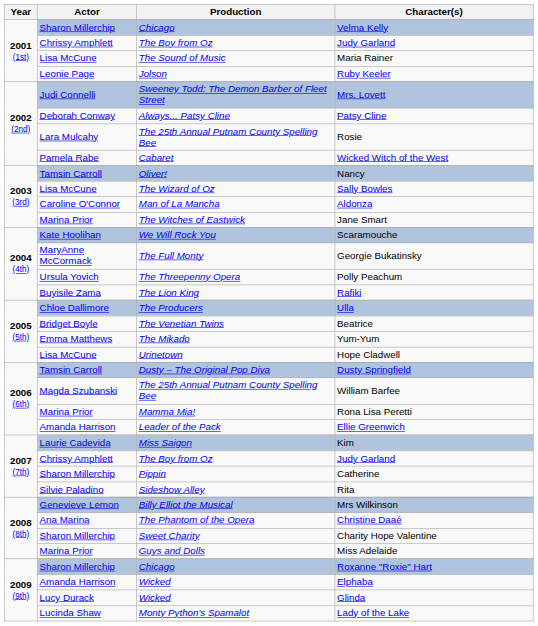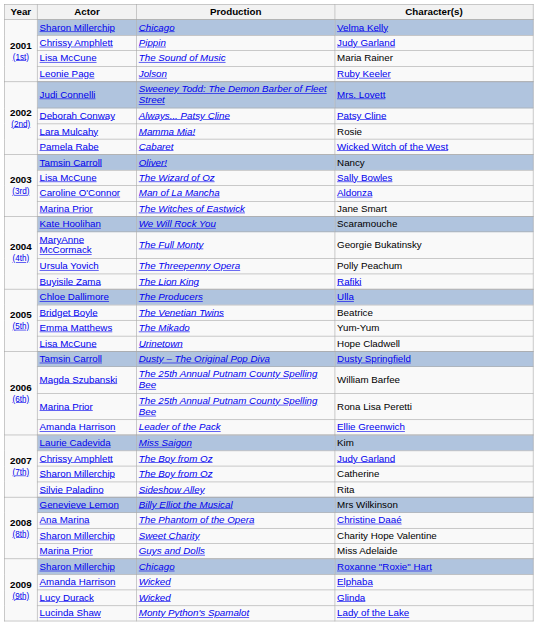(176, 43) The Boy from Oz -> (152, 43) Pippin
(228, 137) The 25th Annual Putnam County Spelling Bee -> (167, 131) Mamma Mia!
(167, 412) Mamma Mia! -> (228, 406) The 25th Annual Putnam County Spelling Bee
(152, 474) Pippin -> (176, 474) The Boy from Oz
